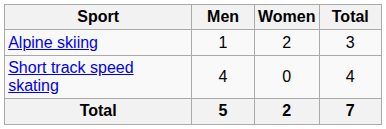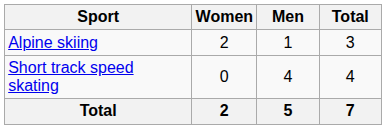columns swapped: (223, 17) <-> (287, 17)
